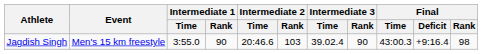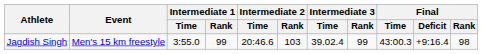(221, 42) 90 -> (221, 42) 99
(362, 42) 90 -> (362, 42) 99
